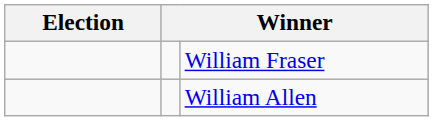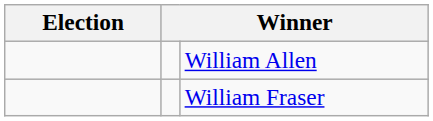rows swapped: (251, 97) <-> (255, 60)
